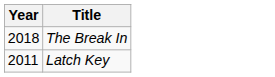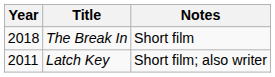+ column: (201, 15)
